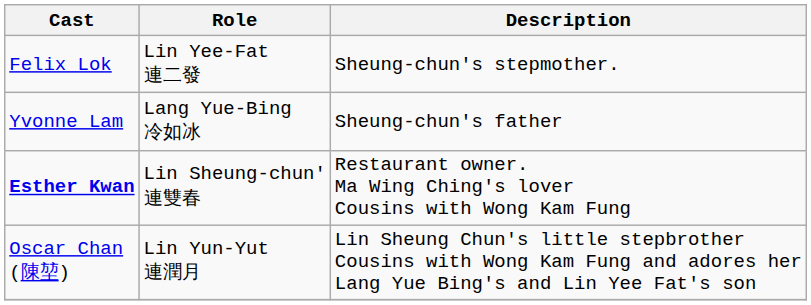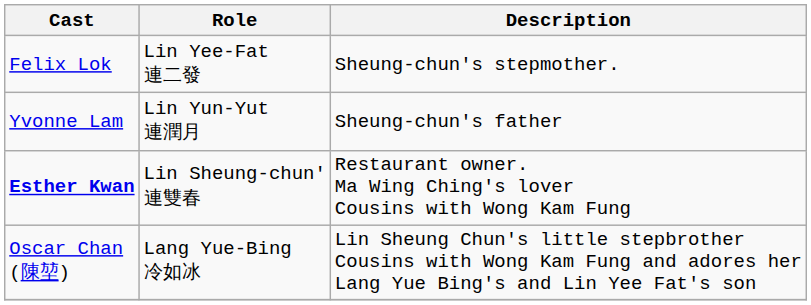(218, 121) Lang Yue-Bing 冷如冰 -> (206, 121) Lin Yun-Yut 連潤月
(206, 261) Lin Yun-Yut 連潤月 -> (218, 261) Lang Yue-Bing 冷如冰
